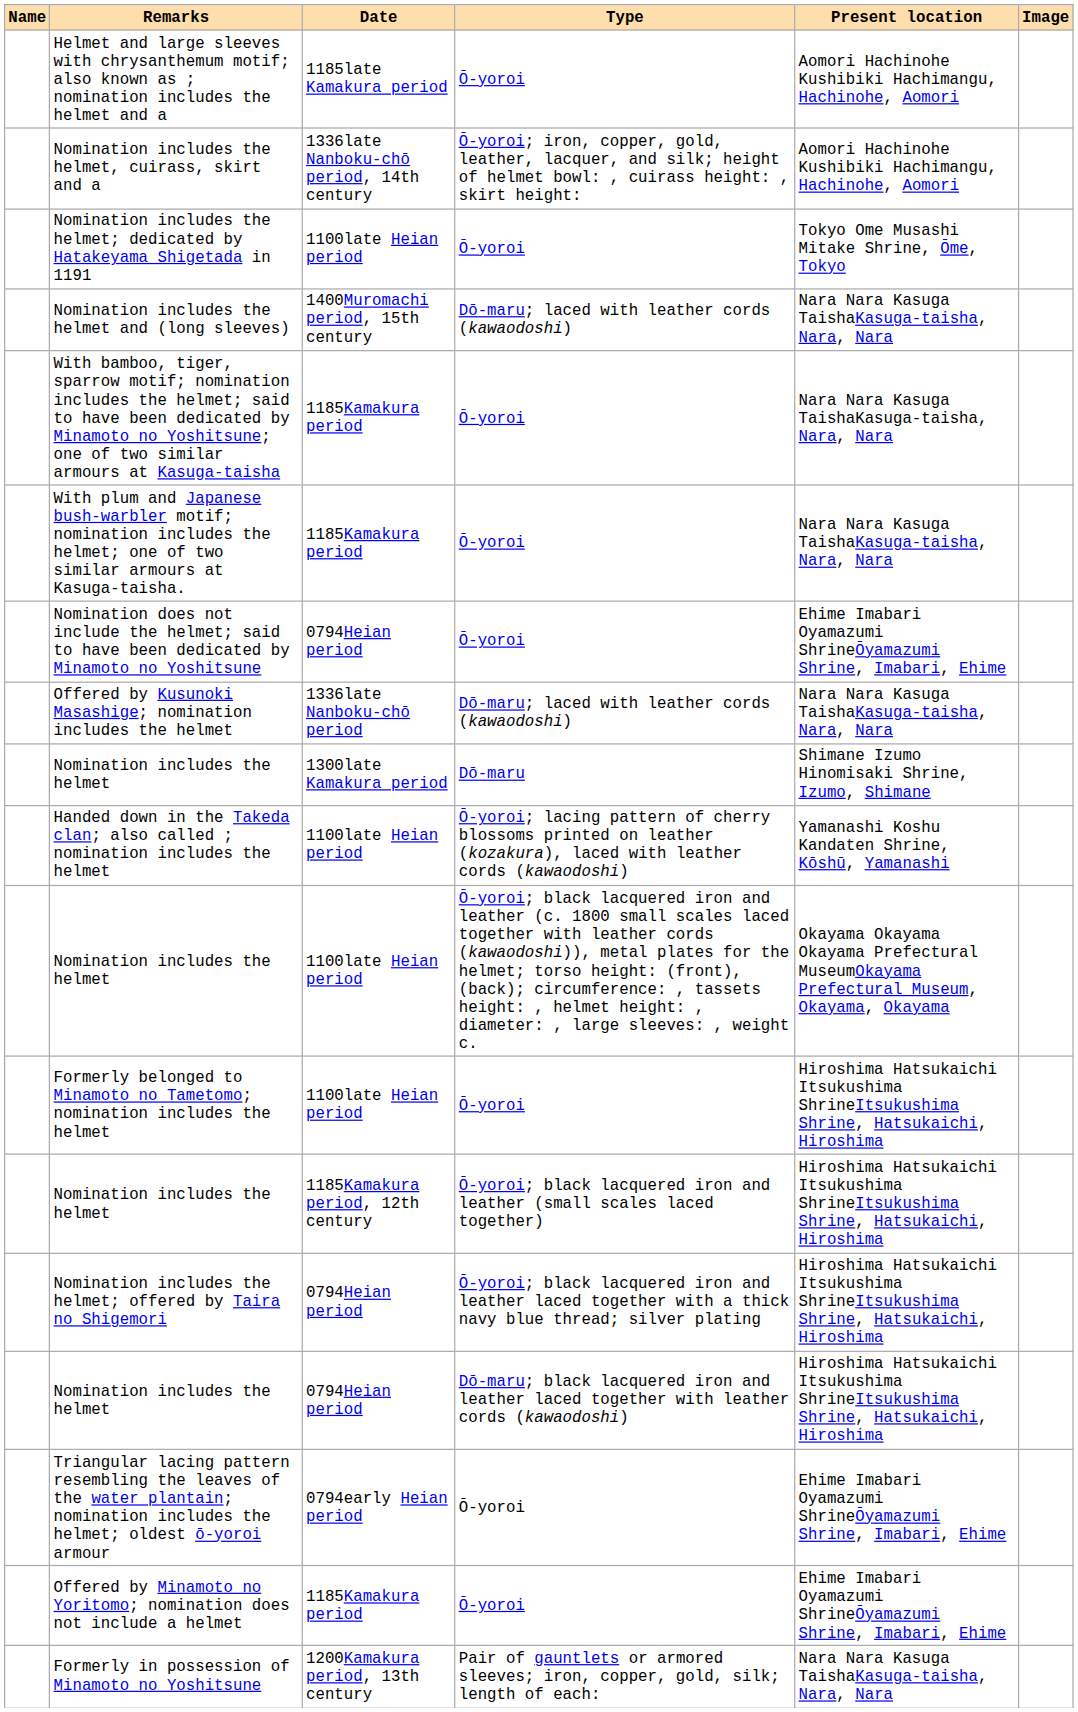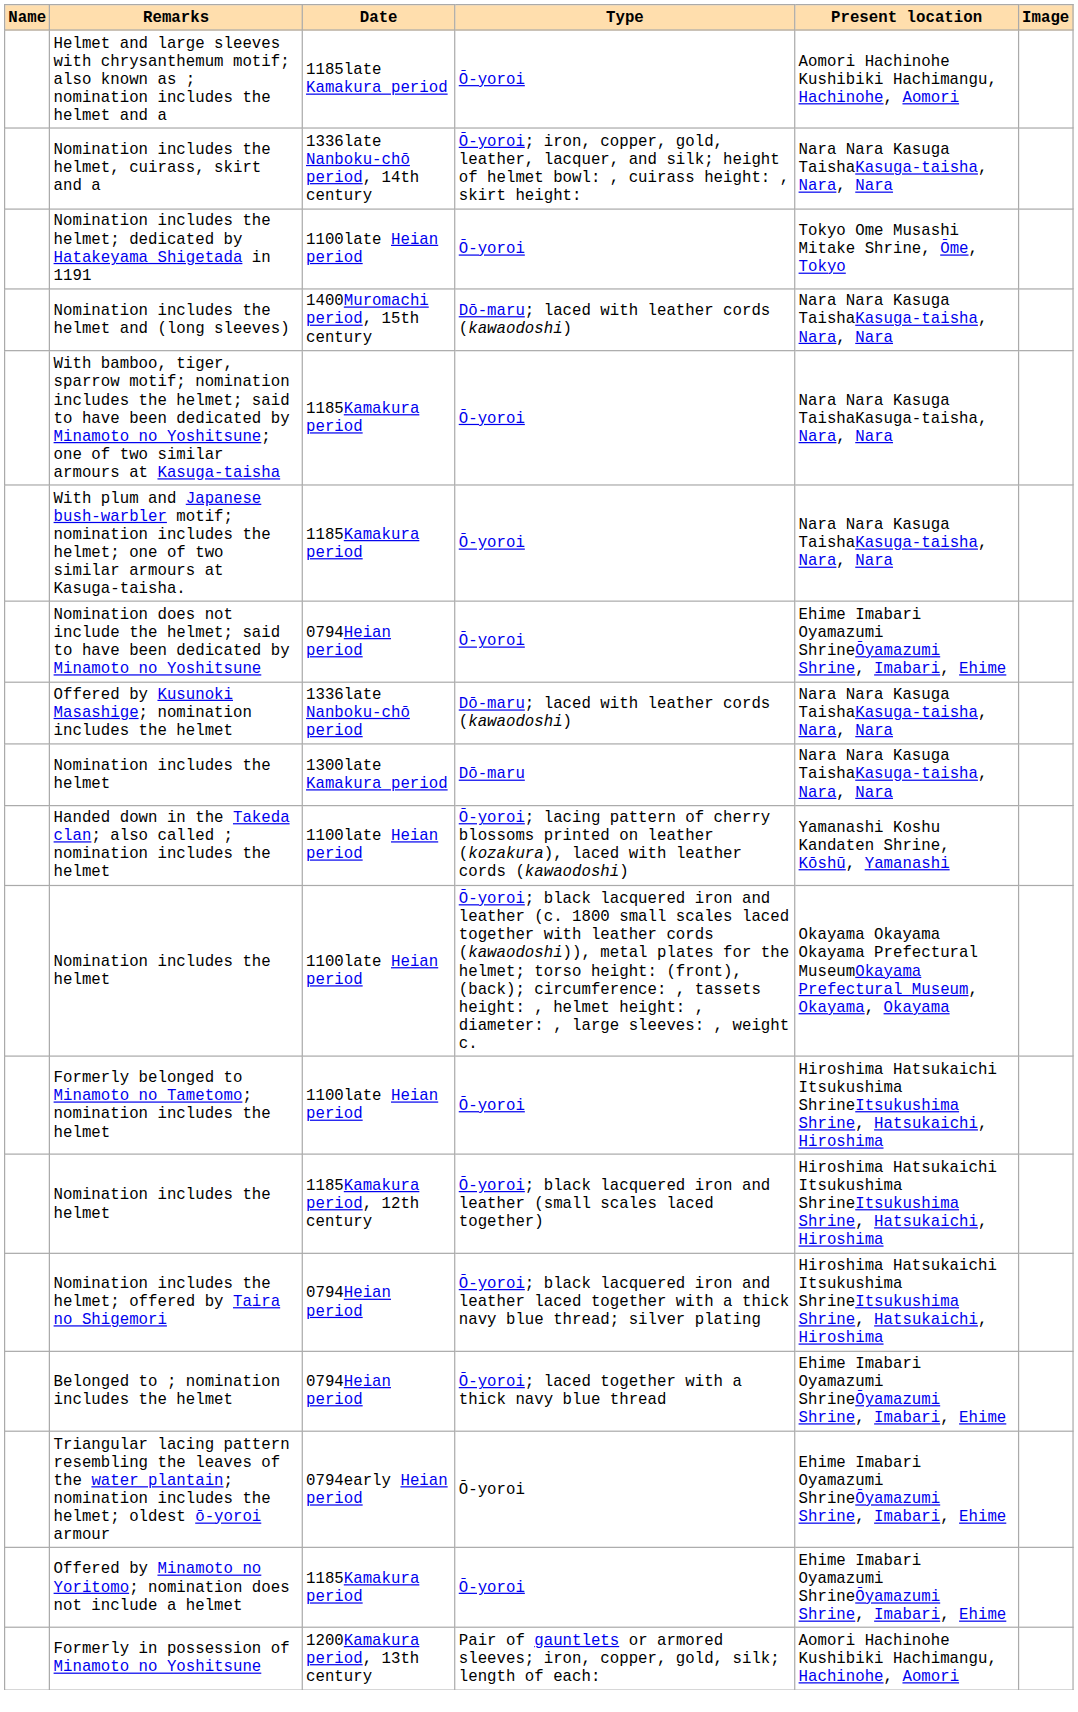(898, 169) Aomori Hachinohe Kushibiki Hachimangu, Hachinohe, Aomori -> (893, 169) Nara Nara Kasuga TaishaKasuga-taisha, Nara, Nara
(884, 775) Shimane Izumo Hinomisaki Shrine, Izumo, Shimane -> (893, 775) Nara Nara Kasuga TaishaKasuga-taisha, Nara, Nara
- row: (162, 1400)
+ row: (167, 1391)
(893, 1677) Nara Nara Kasuga TaishaKasuga-taisha, Nara, Nara -> (898, 1659) Aomori Hachinohe Kushibiki Hachimangu, Hachinohe, Aomori
